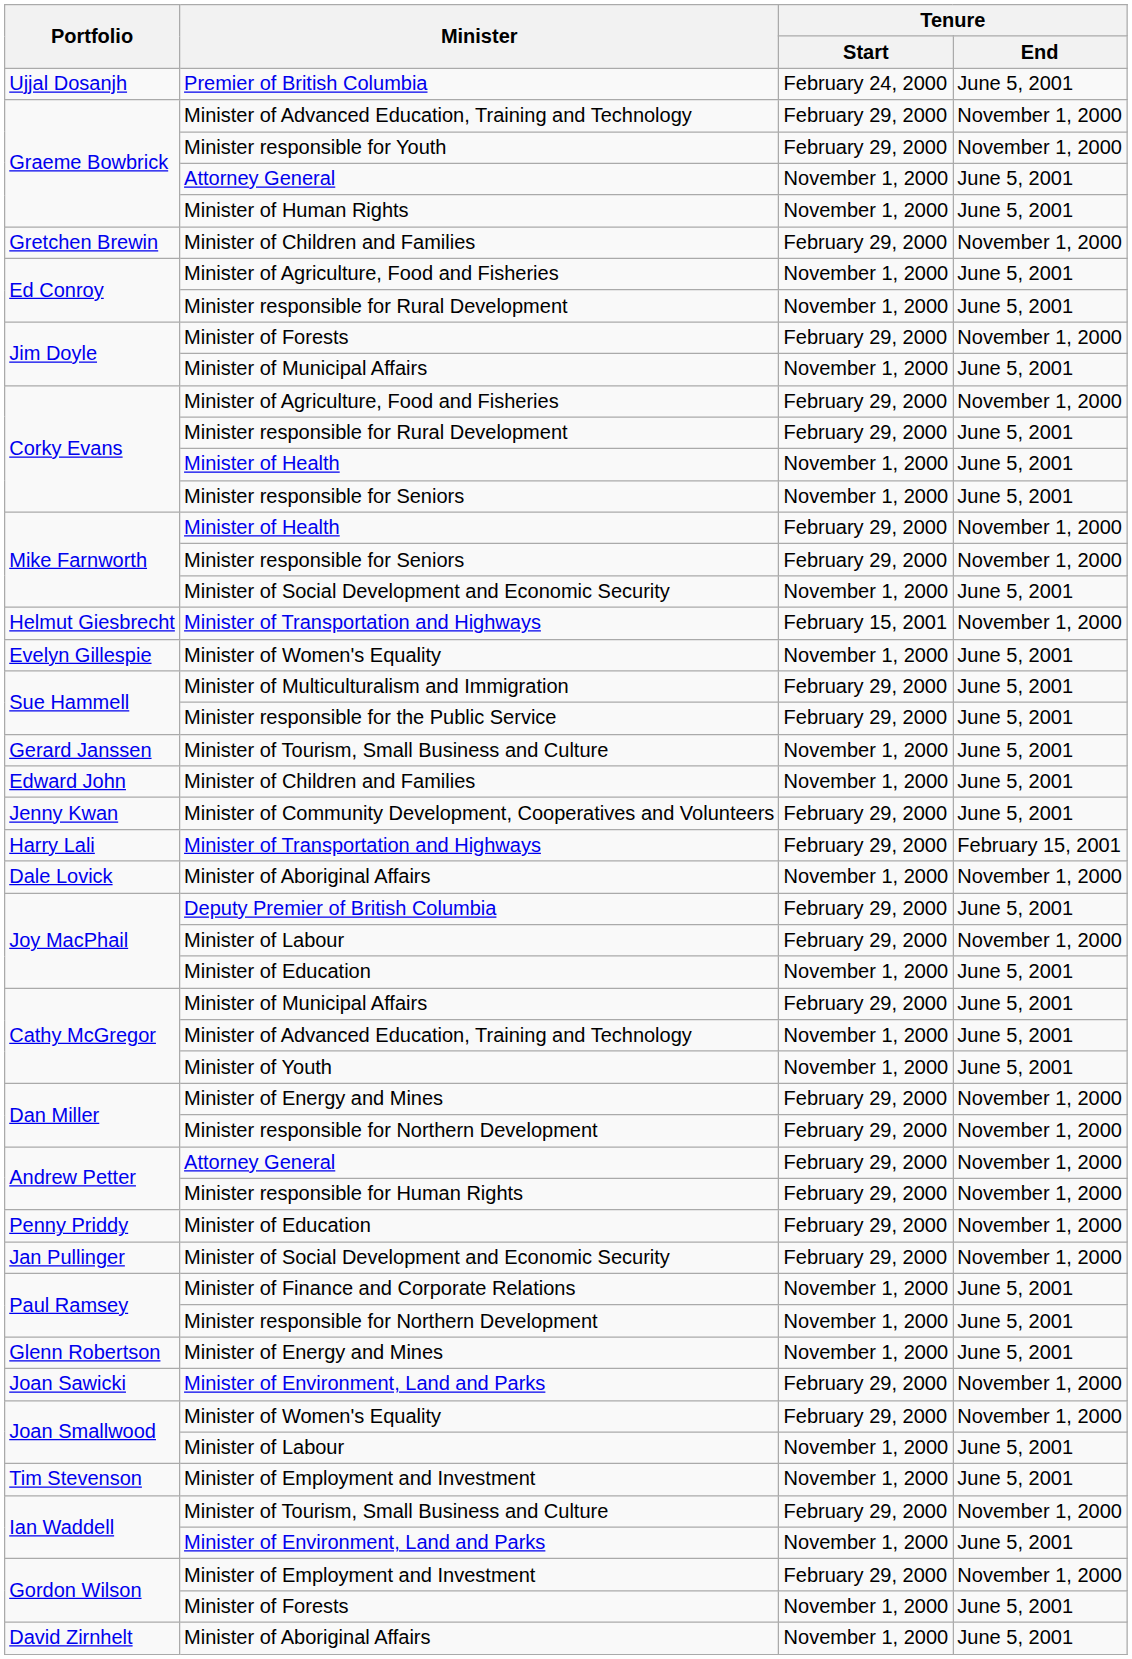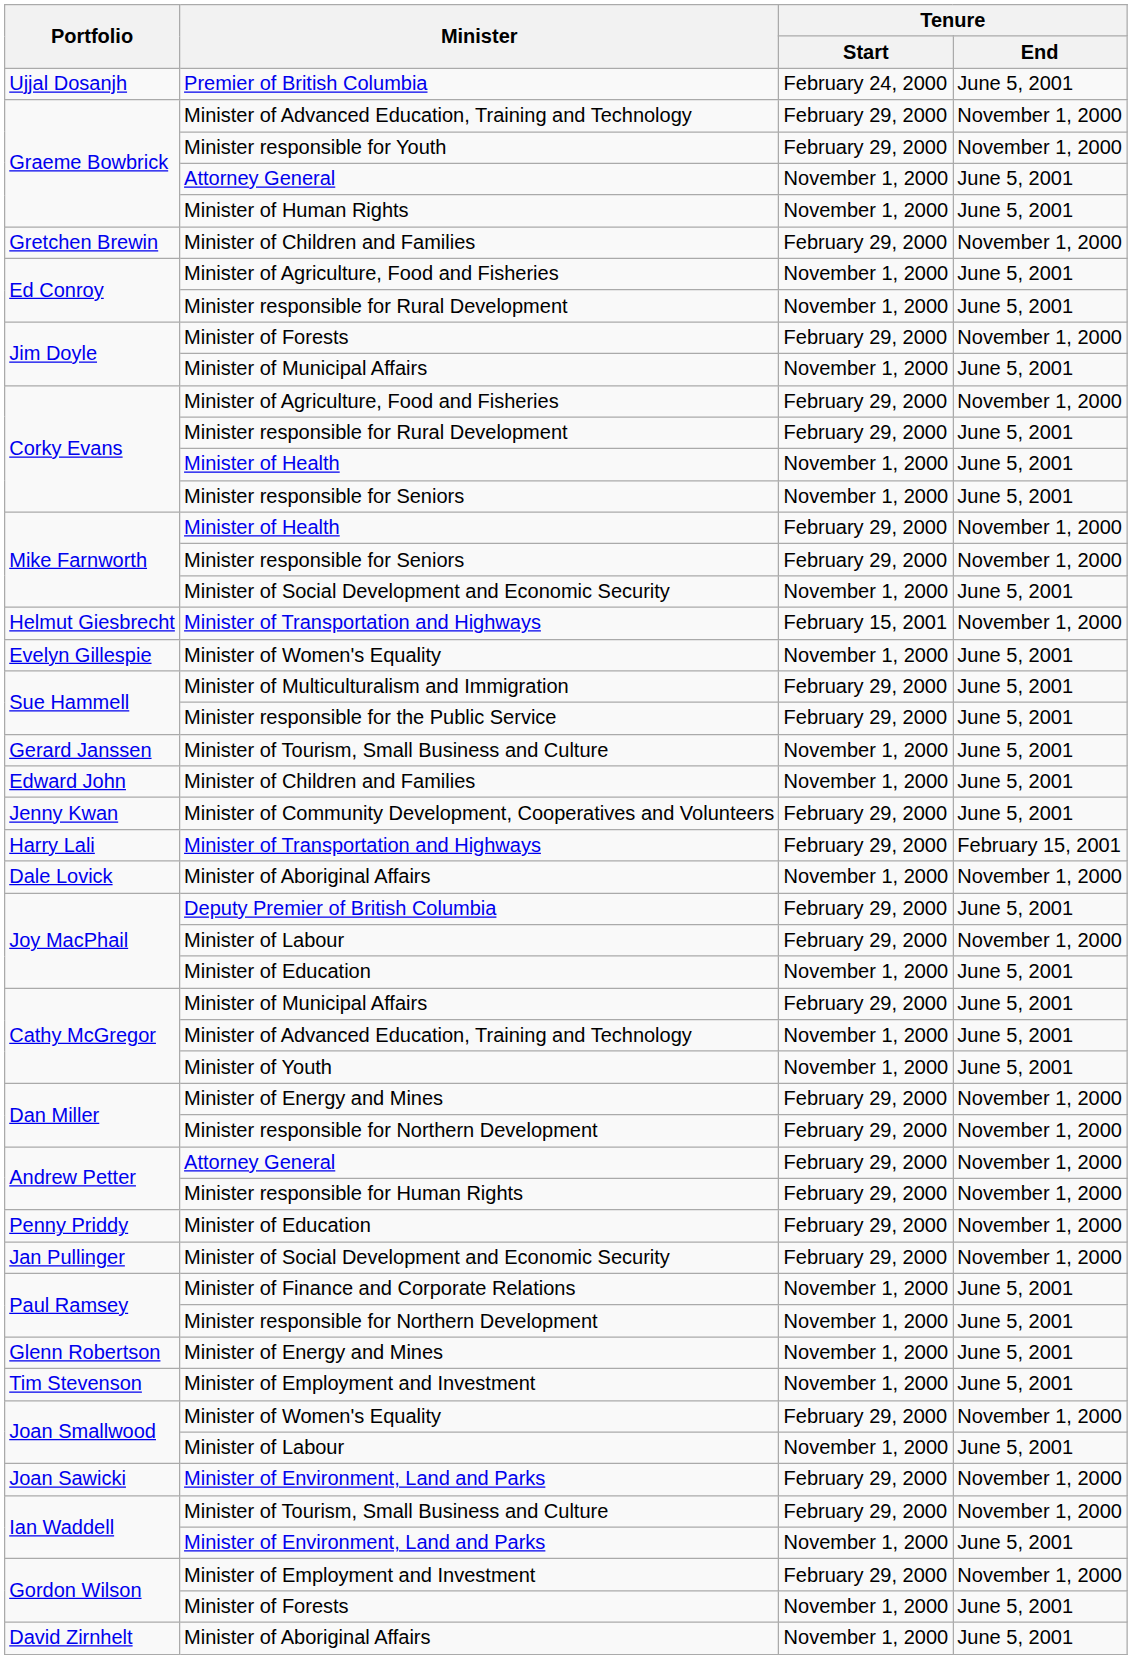rows swapped: (68, 1384) <-> (76, 1479)
